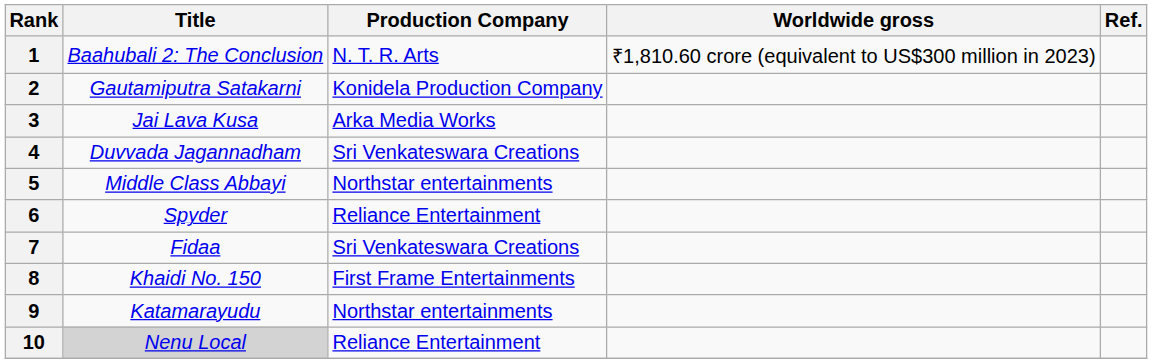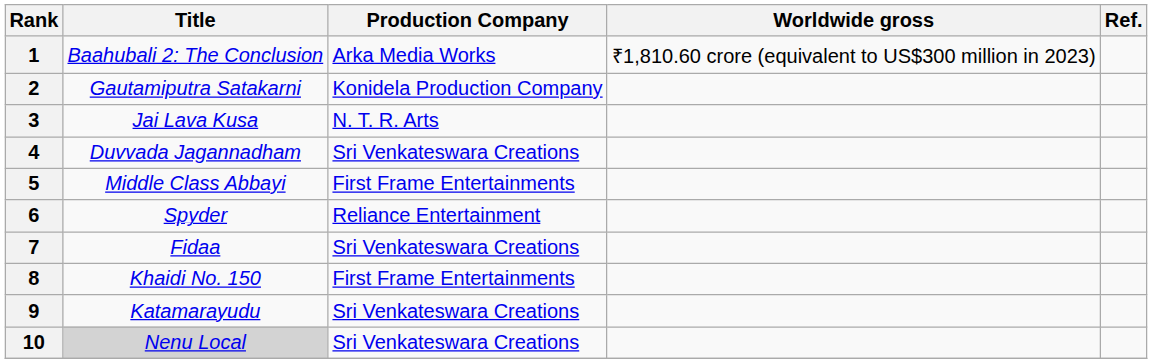(386, 54) N. T. R. Arts -> (414, 54) Arka Media Works
(414, 120) Arka Media Works -> (386, 120) N. T. R. Arts
(442, 183) Northstar entertainments -> (454, 183) First Frame Entertainments
(442, 310) Northstar entertainments -> (456, 310) Sri Venkateswara Creations
(436, 342) Reliance Entertainment -> (456, 342) Sri Venkateswara Creations
